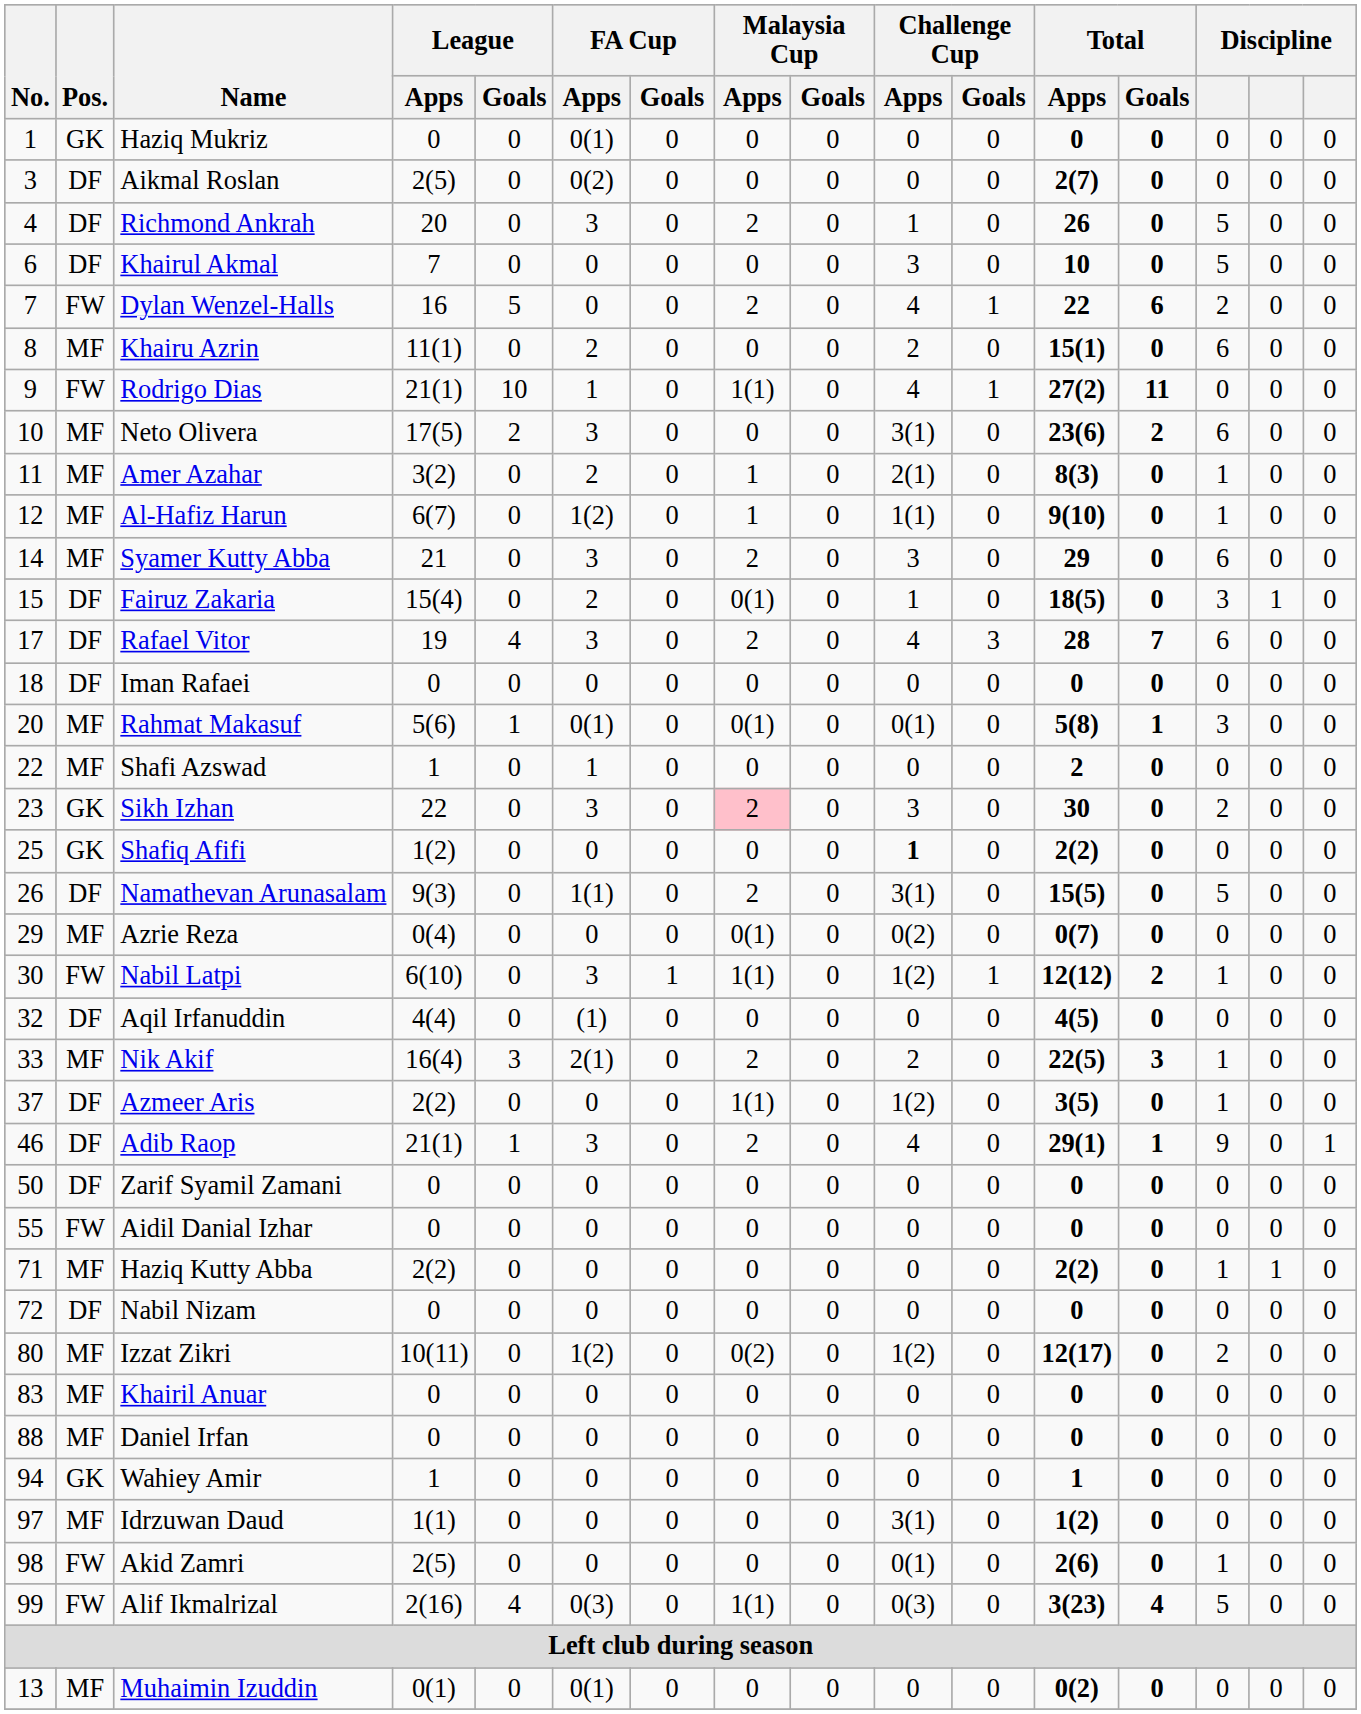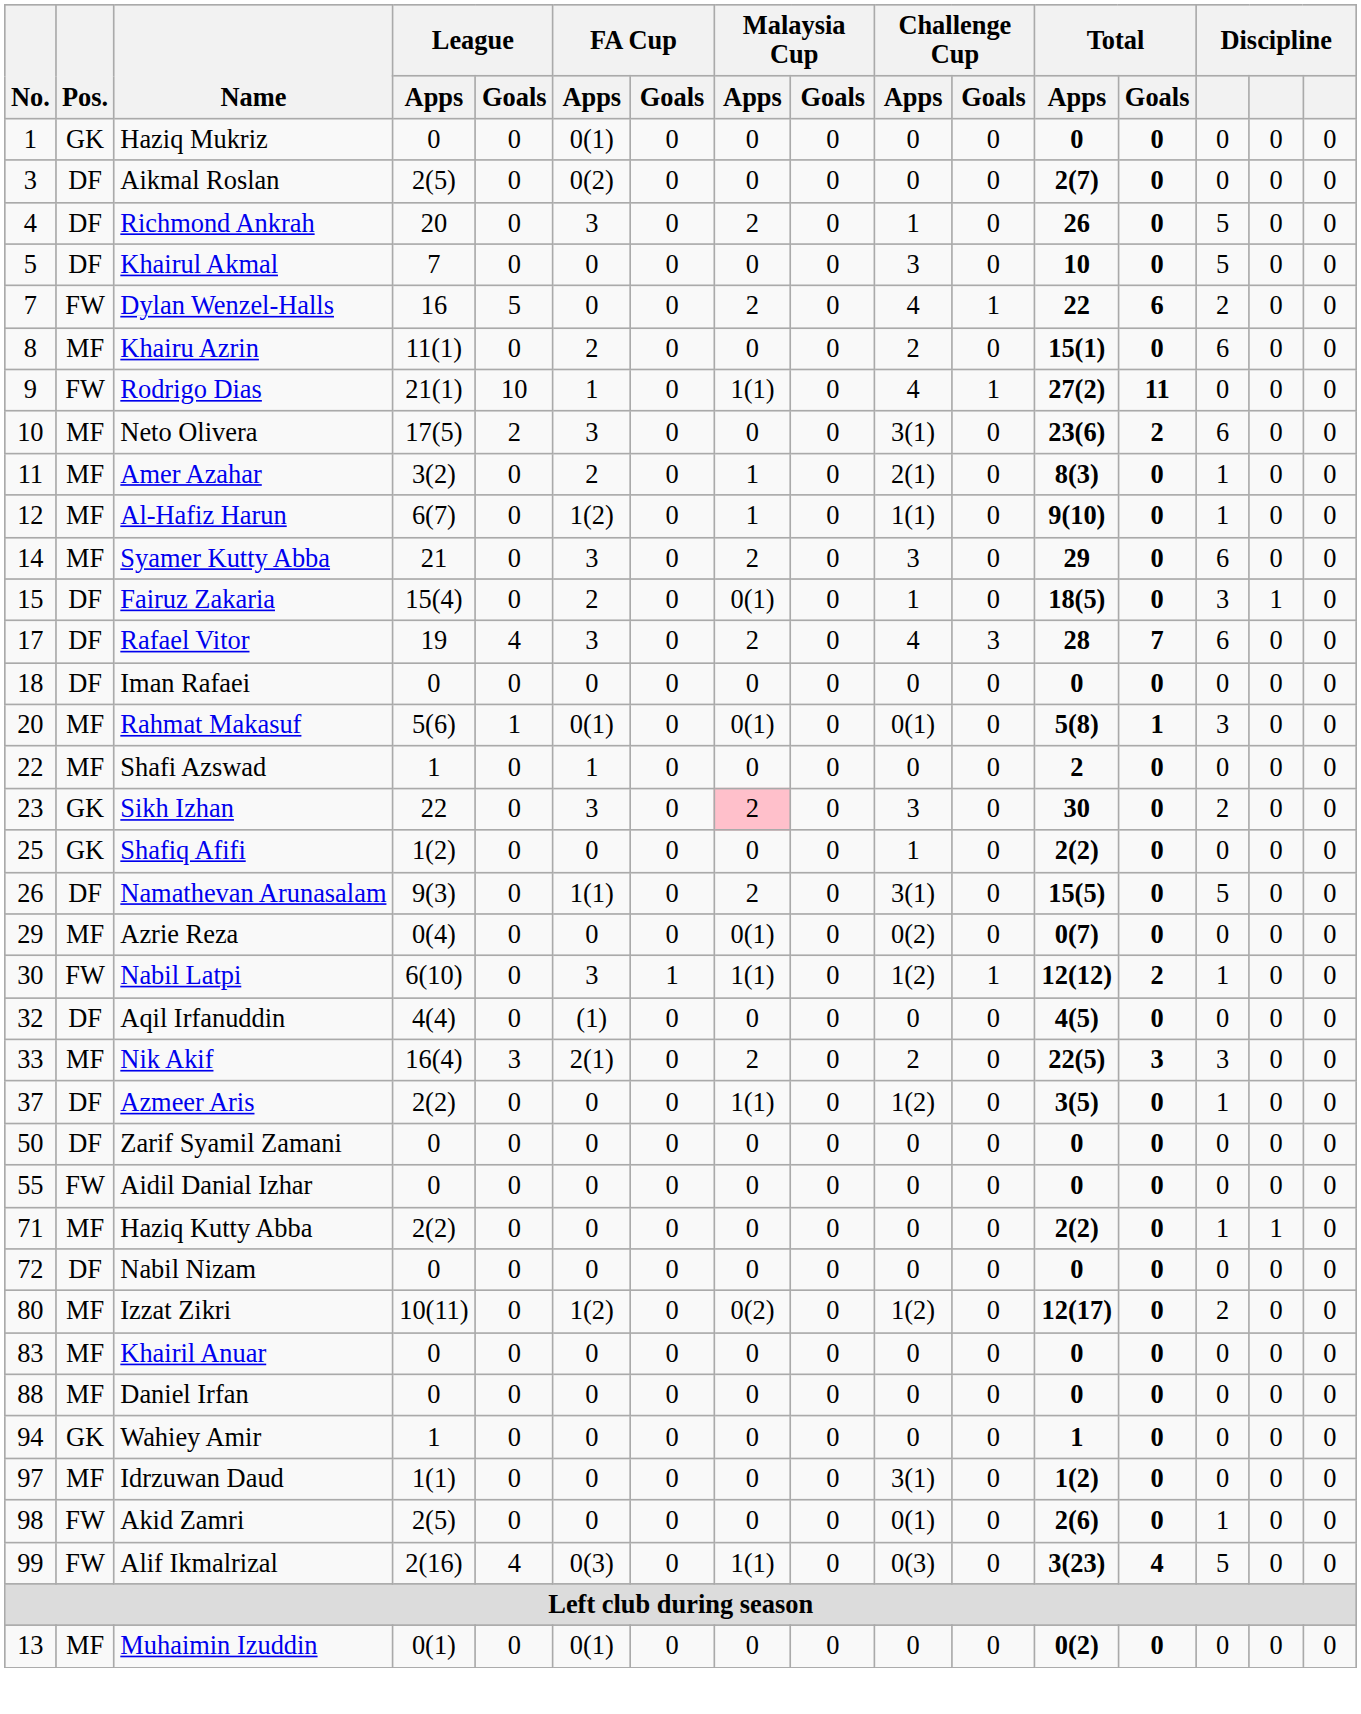(30, 264) 6 -> (30, 264) 5
(913, 850) bold -> (913, 850) normal
(1223, 1059) 1 -> (1223, 1059) 3
- row: (178, 1143)
